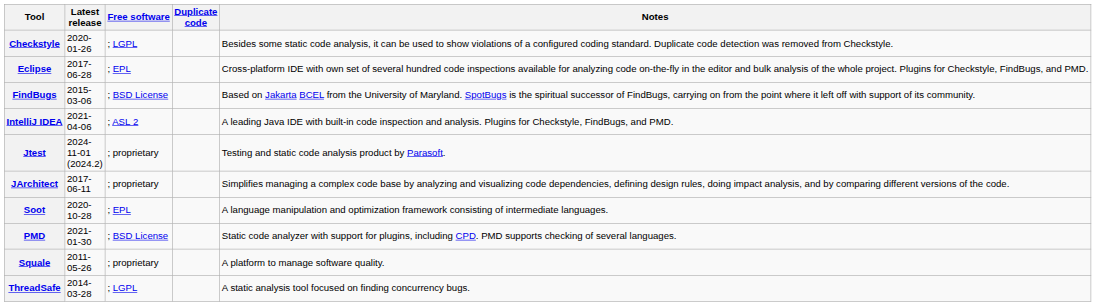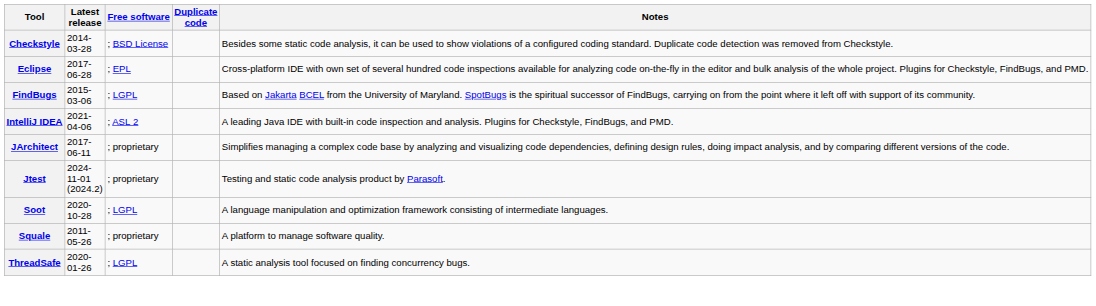(79, 43) 2020-01-26 -> (79, 43) 2014-03-28
(122, 43) ; LGPL -> (138, 43) ; BSD License
(138, 95) ; BSD License -> (122, 95) ; LGPL
rows swapped: (35, 184) <-> (35, 153)
(119, 210) ; EPL -> (122, 210) ; LGPL
- row: (35, 236)
(79, 288) 2014-03-28 -> (79, 262) 2020-01-26
